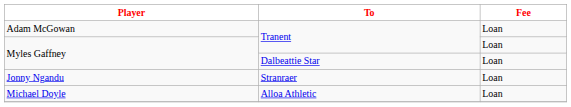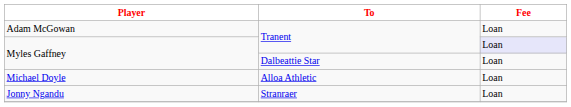(492, 45) no background -> (492, 45) lavender background
rows swapped: (36, 94) <-> (35, 77)
